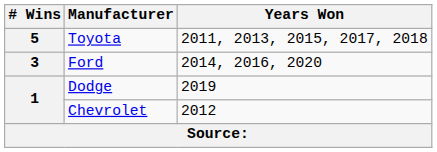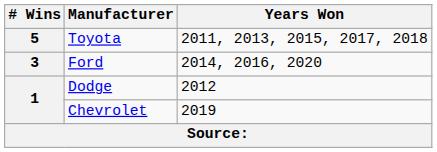(199, 88) 2019 -> (199, 88) 2012
(199, 112) 2012 -> (199, 112) 2019
